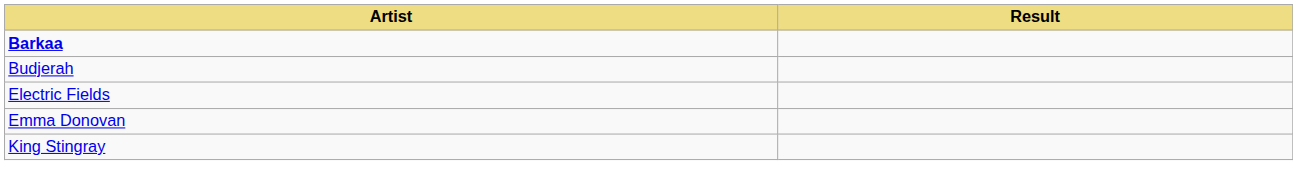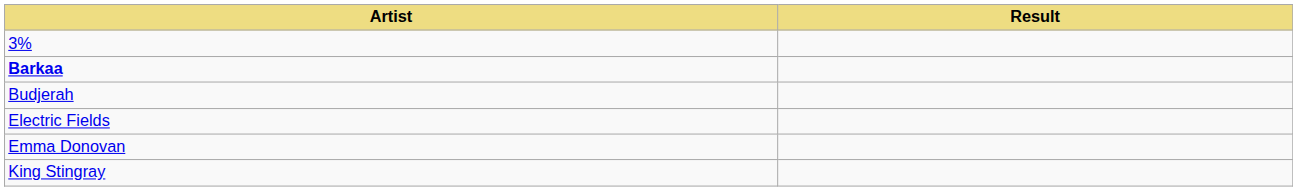+ row: (20, 43)
